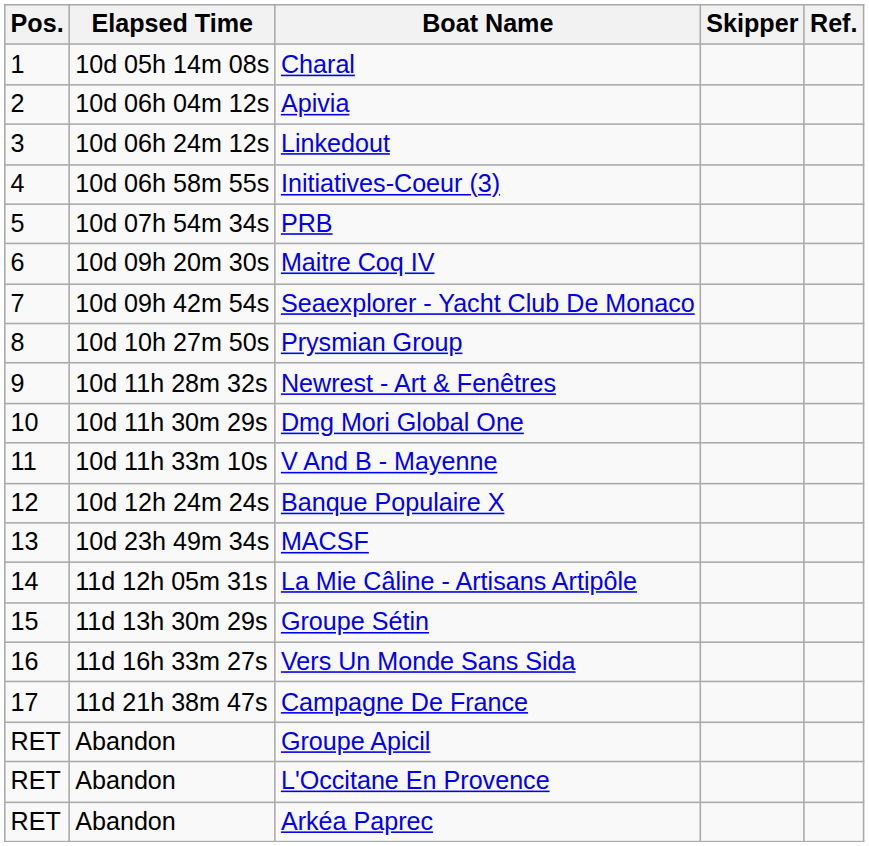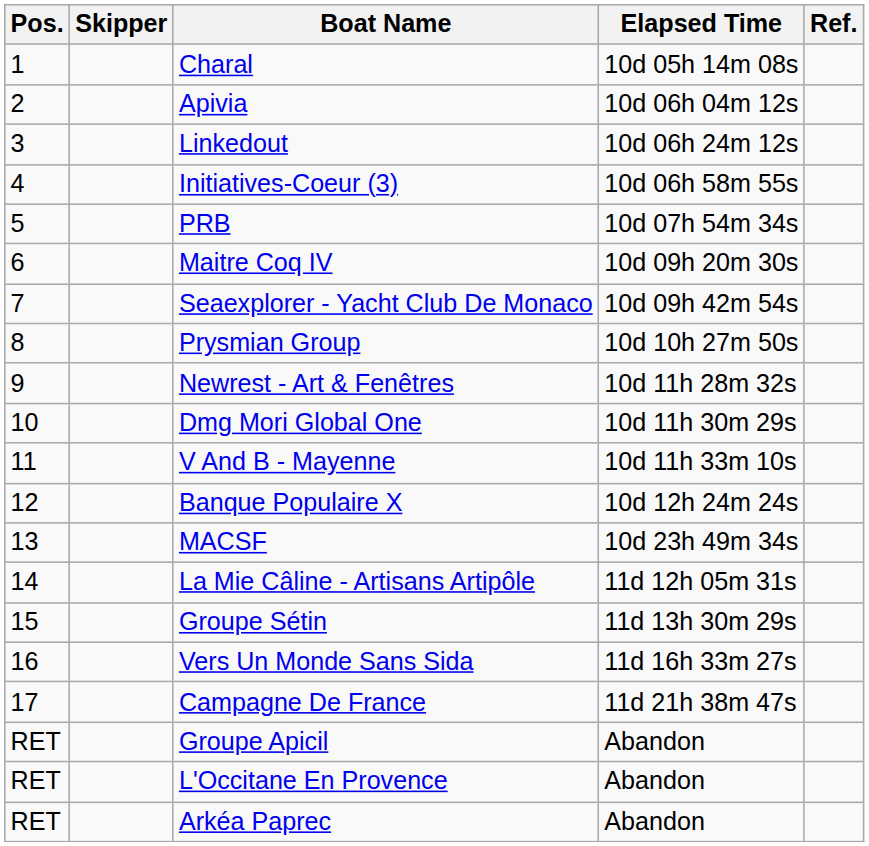columns swapped: (752, 24) <-> (172, 24)
